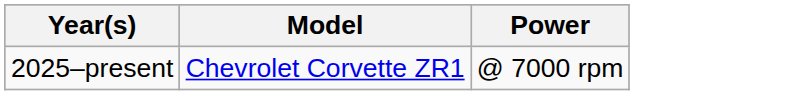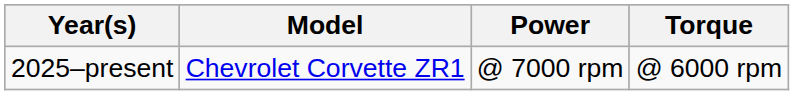+ column: (709, 25)
